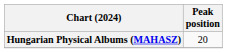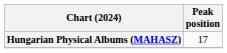(203, 39) 20 -> (203, 39) 17
